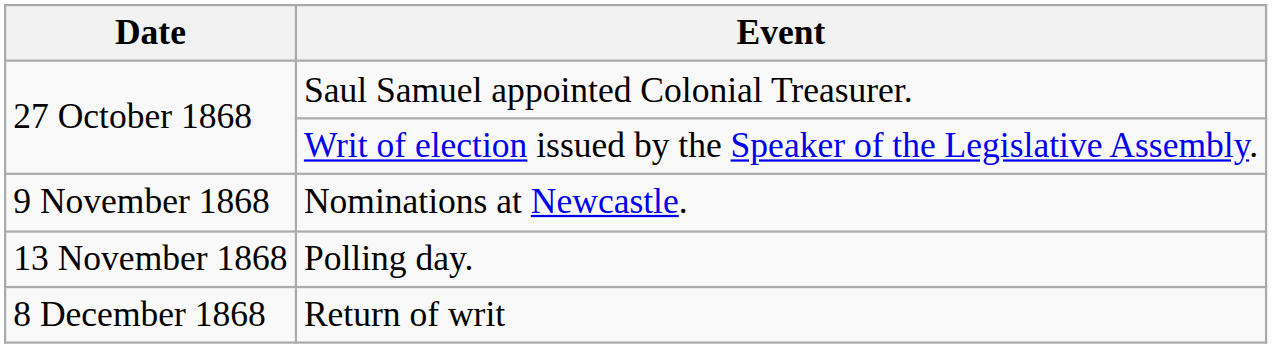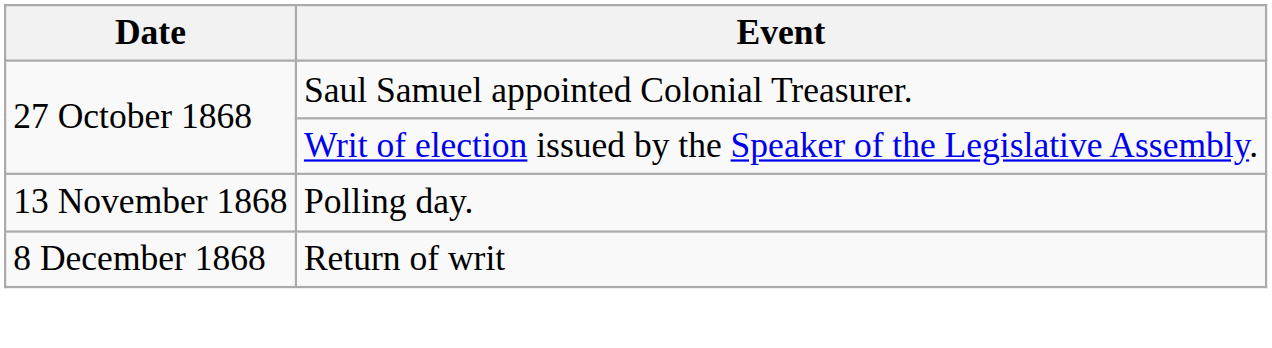- row: (496, 201)
